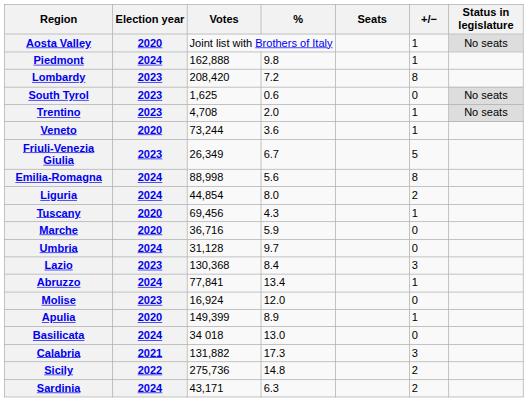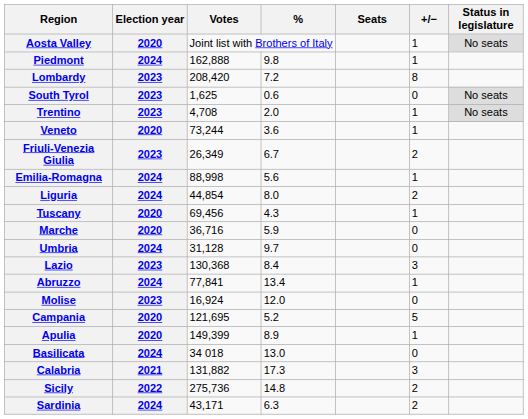(415, 154) 5 -> (415, 154) 2
(415, 178) 8 -> (415, 178) 1
+ row: (59, 318)
